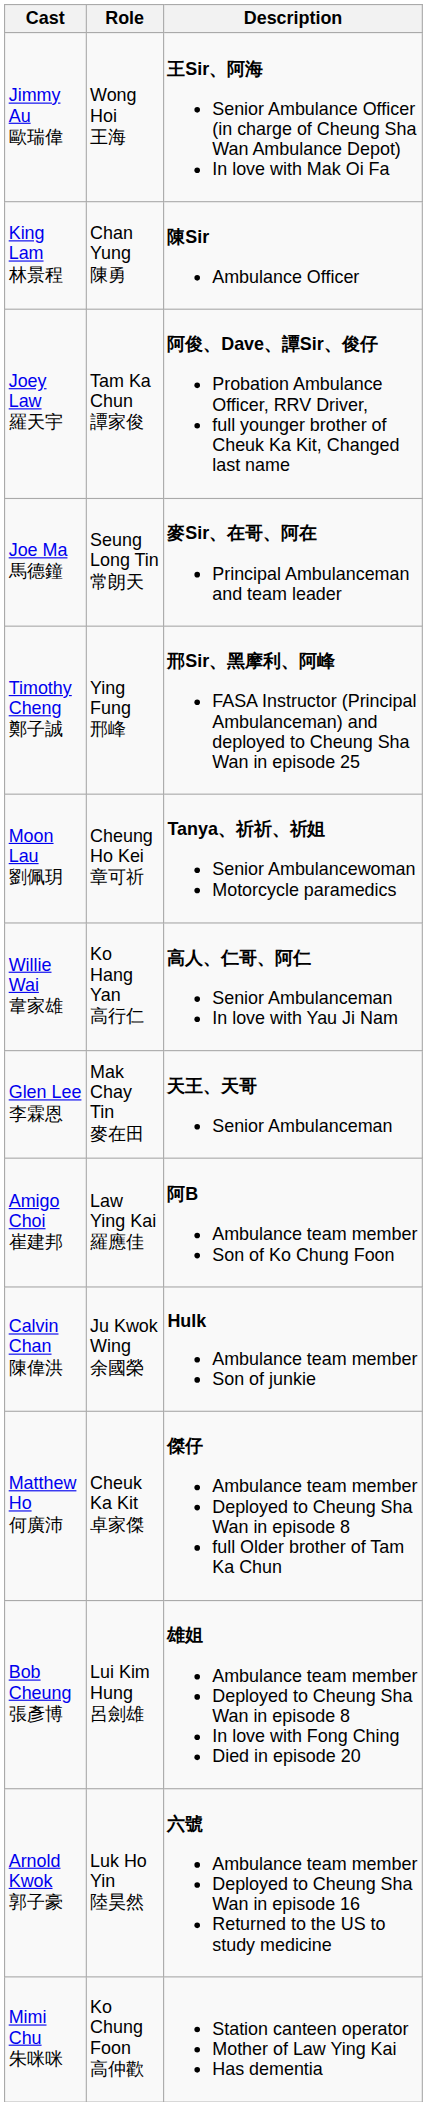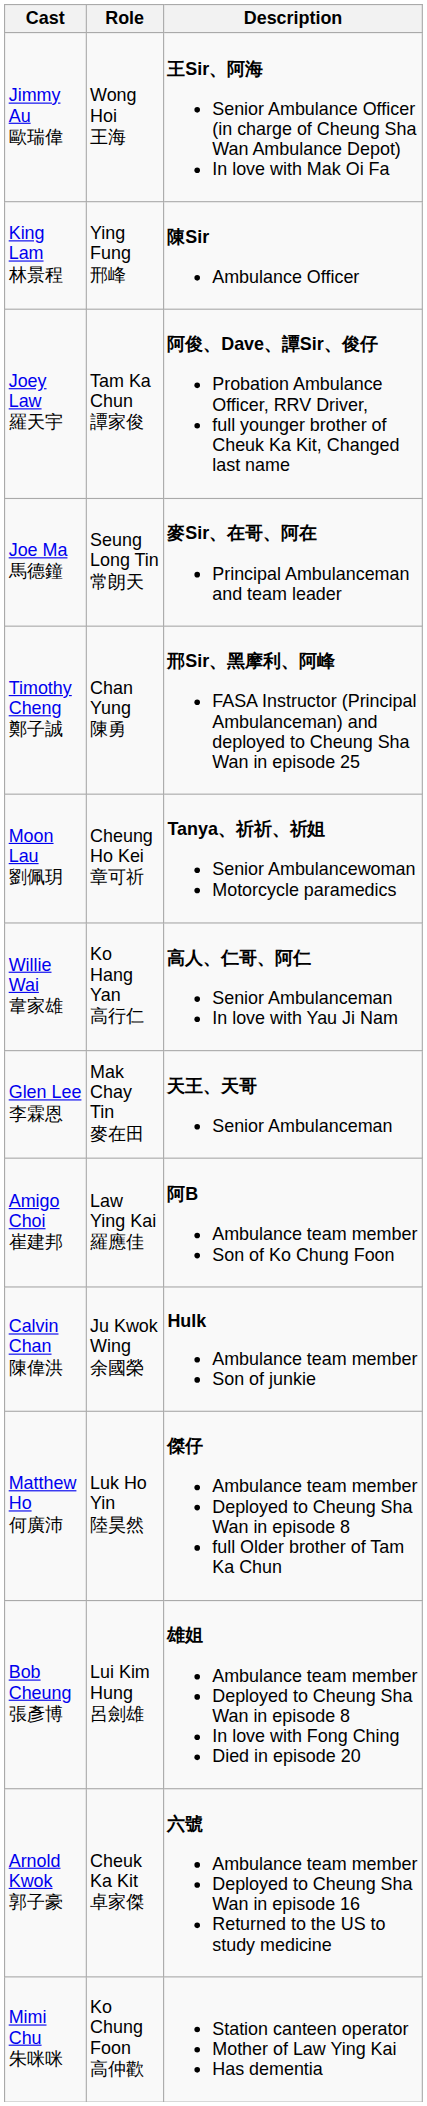(111, 254) Chan Yung 陳勇 -> (110, 254) Ying Fung 邢峰
(110, 709) Ying Fung 邢峰 -> (111, 709) Chan Yung 陳勇
(117, 1504) Cheuk Ka Kit 卓家傑 -> (118, 1504) Luk Ho Yin 陸昊然
(118, 1881) Luk Ho Yin 陸昊然 -> (117, 1881) Cheuk Ka Kit 卓家傑
